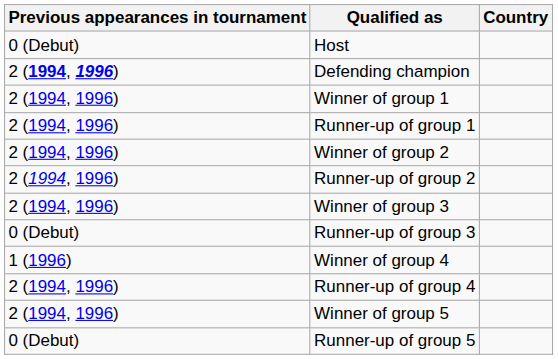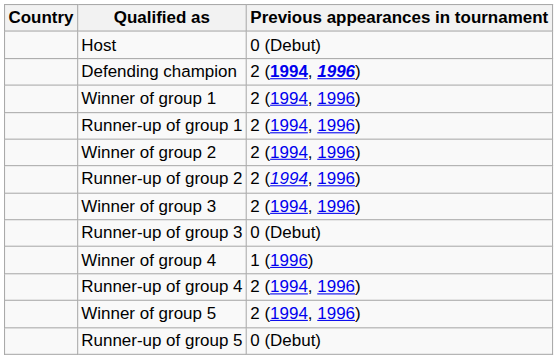columns swapped: (516, 17) <-> (157, 17)
